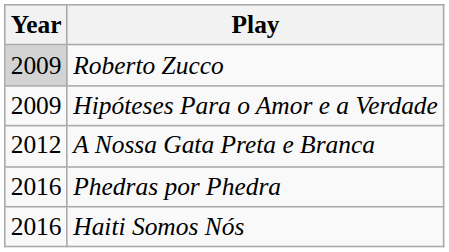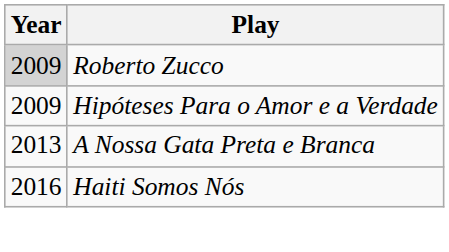(36, 145) 2012 -> (36, 145) 2013
- row: (177, 186)
